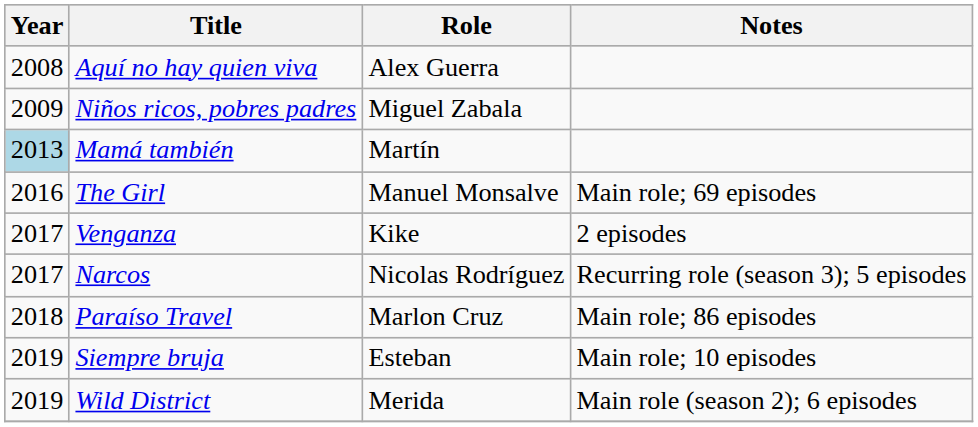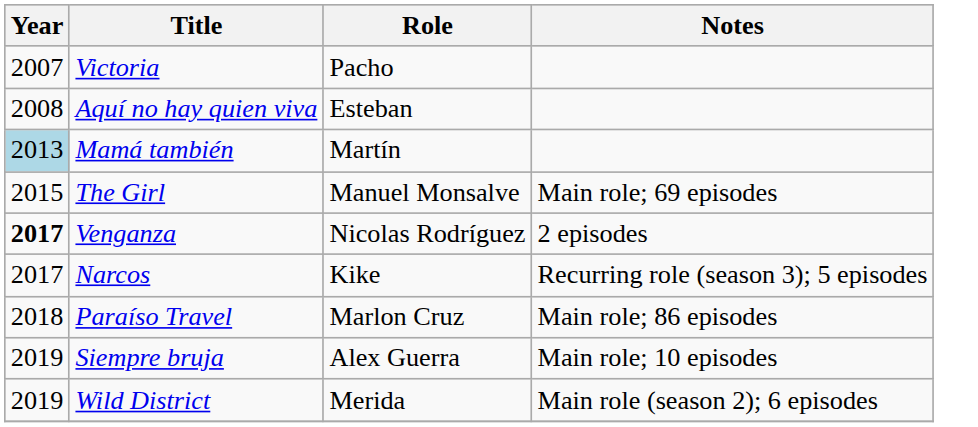+ row: (117, 66)
(434, 66) Alex Guerra -> (371, 108) Esteban
- row: (216, 108)
(37, 191) 2016 -> (37, 191) 2015
(37, 233) normal -> (37, 233) bold
(394, 233) Kike -> (427, 233) Nicolas Rodríguez
(466, 274) Nicolas Rodríguez -> (355, 274) Kike
(410, 358) Esteban -> (395, 358) Alex Guerra
